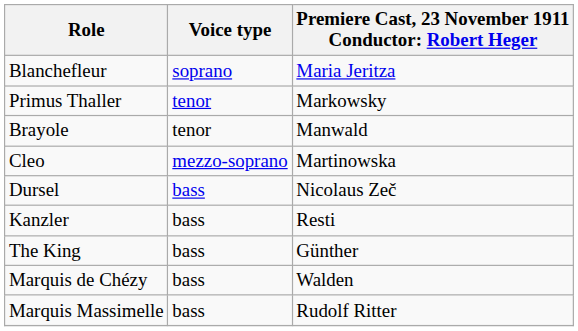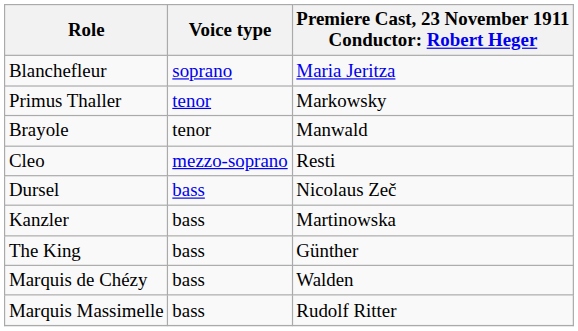(346, 160) Martinowska -> (316, 160) Resti
(316, 220) Resti -> (346, 220) Martinowska
